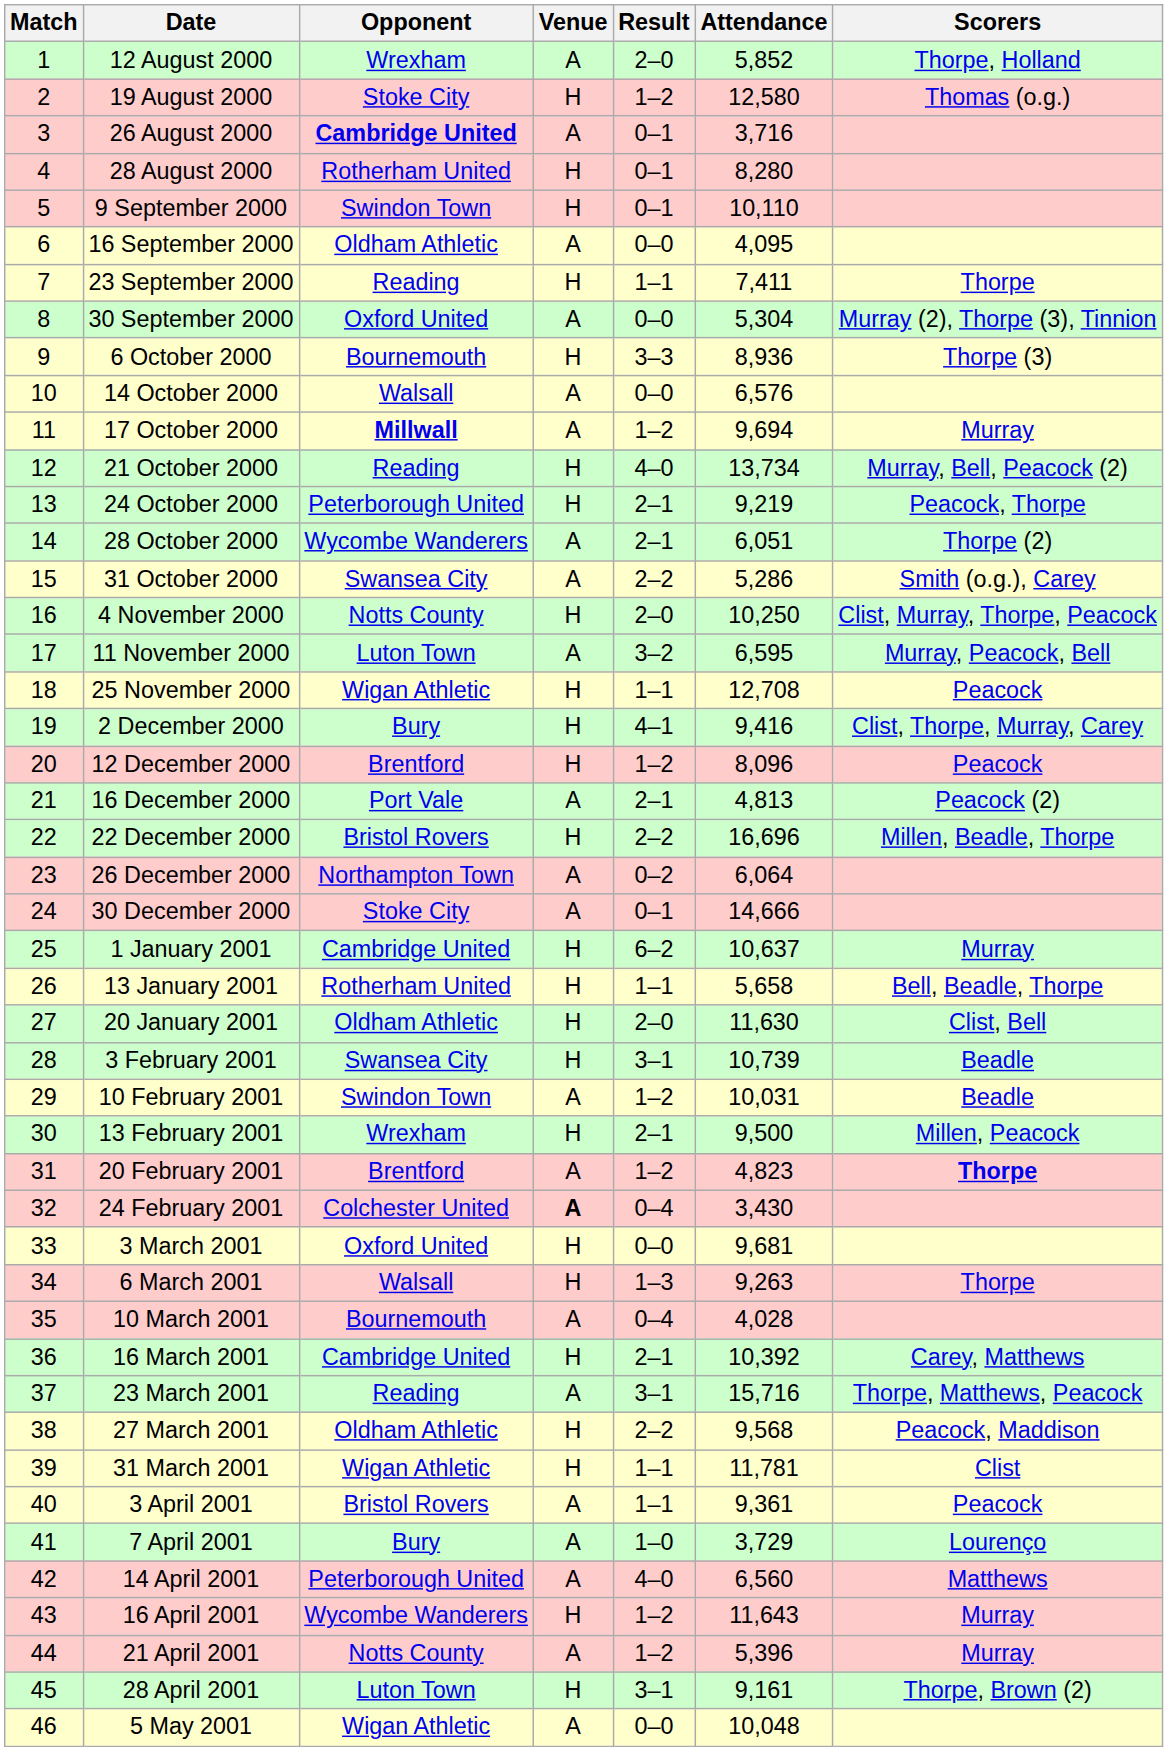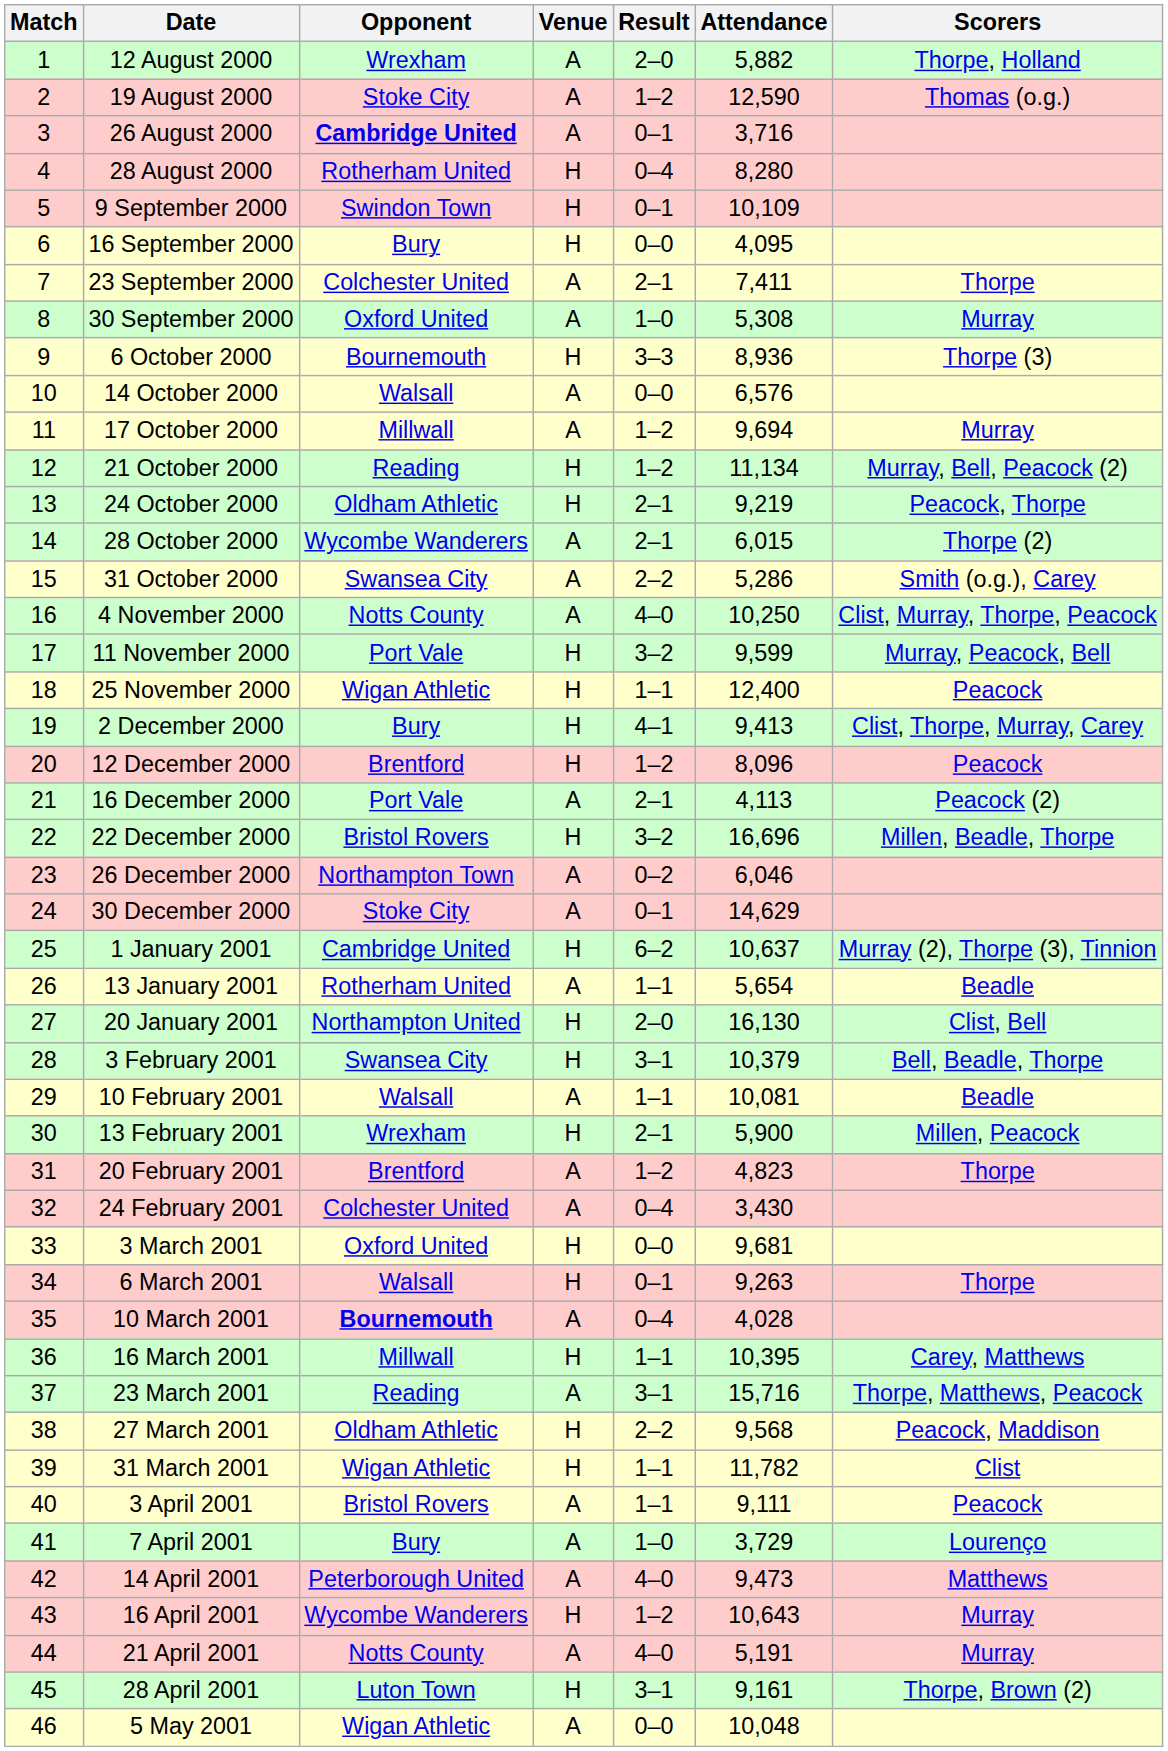(764, 60) 5,852 -> (764, 60) 5,882
(573, 97) H -> (573, 97) A
(764, 97) 12,580 -> (764, 97) 12,590
(654, 171) 0–1 -> (654, 171) 0–4
(764, 208) 10,110 -> (764, 208) 10,109
(416, 245) Oldham Athletic -> (416, 245) Bury
(573, 245) A -> (573, 245) H
(416, 282) Reading -> (416, 282) Colchester United
(573, 282) H -> (573, 282) A
(654, 282) 1–1 -> (654, 282) 2–1
(654, 319) 0–0 -> (654, 319) 1–0
(764, 319) 5,304 -> (764, 319) 5,308
(998, 319) Murray (2), Thorpe (3), Tinnion -> (998, 319) Murray
(416, 430) bold -> (416, 430) normal
(654, 467) 4–0 -> (654, 467) 1–2
(764, 467) 13,734 -> (764, 467) 11,134
(416, 504) Peterborough United -> (416, 504) Oldham Athletic
(764, 541) 6,051 -> (764, 541) 6,015
(573, 615) H -> (573, 615) A
(654, 615) 2–0 -> (654, 615) 4–0
(416, 652) Luton Town -> (416, 652) Port Vale
(573, 652) A -> (573, 652) H
(764, 652) 6,595 -> (764, 652) 9,599
(764, 689) 12,708 -> (764, 689) 12,400
(764, 726) 9,416 -> (764, 726) 9,413
(764, 801) 4,813 -> (764, 801) 4,113
(654, 838) 2–2 -> (654, 838) 3–2
(764, 875) 6,064 -> (764, 875) 6,046
(764, 912) 14,666 -> (764, 912) 14,629
(998, 949) Murray -> (998, 949) Murray (2), Thorpe (3), Tinnion
(573, 986) H -> (573, 986) A
(764, 986) 5,658 -> (764, 986) 5,654
(998, 986) Bell, Beadle, Thorpe -> (998, 986) Beadle
(416, 1023) Oldham Athletic -> (416, 1023) Northampton United
(764, 1023) 11,630 -> (764, 1023) 16,130
(764, 1060) 10,739 -> (764, 1060) 10,379
(998, 1060) Beadle -> (998, 1060) Bell, Beadle, Thorpe
(416, 1097) Swindon Town -> (416, 1097) Walsall
(654, 1097) 1–2 -> (654, 1097) 1–1
(764, 1097) 10,031 -> (764, 1097) 10,081
(764, 1134) 9,500 -> (764, 1134) 5,900
(998, 1171) bold -> (998, 1171) normal
(573, 1208) bold -> (573, 1208) normal
(654, 1282) 1–3 -> (654, 1282) 0–1
(416, 1319) normal -> (416, 1319) bold
(416, 1356) Cambridge United -> (416, 1356) Millwall
(654, 1356) 2–1 -> (654, 1356) 1–1
(764, 1356) 10,392 -> (764, 1356) 10,395
(764, 1467) 11,781 -> (764, 1467) 11,782
(764, 1504) 9,361 -> (764, 1504) 9,111
(764, 1579) 6,560 -> (764, 1579) 9,473
(764, 1616) 11,643 -> (764, 1616) 10,643
(654, 1653) 1–2 -> (654, 1653) 4–0
(764, 1653) 5,396 -> (764, 1653) 5,191
